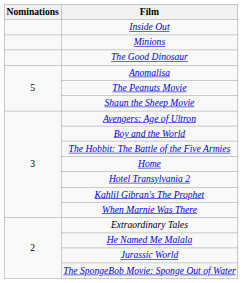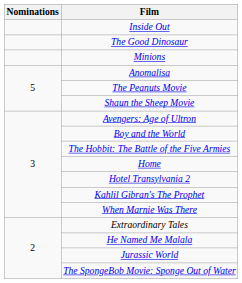rows swapped: (149, 57) <-> (149, 42)
